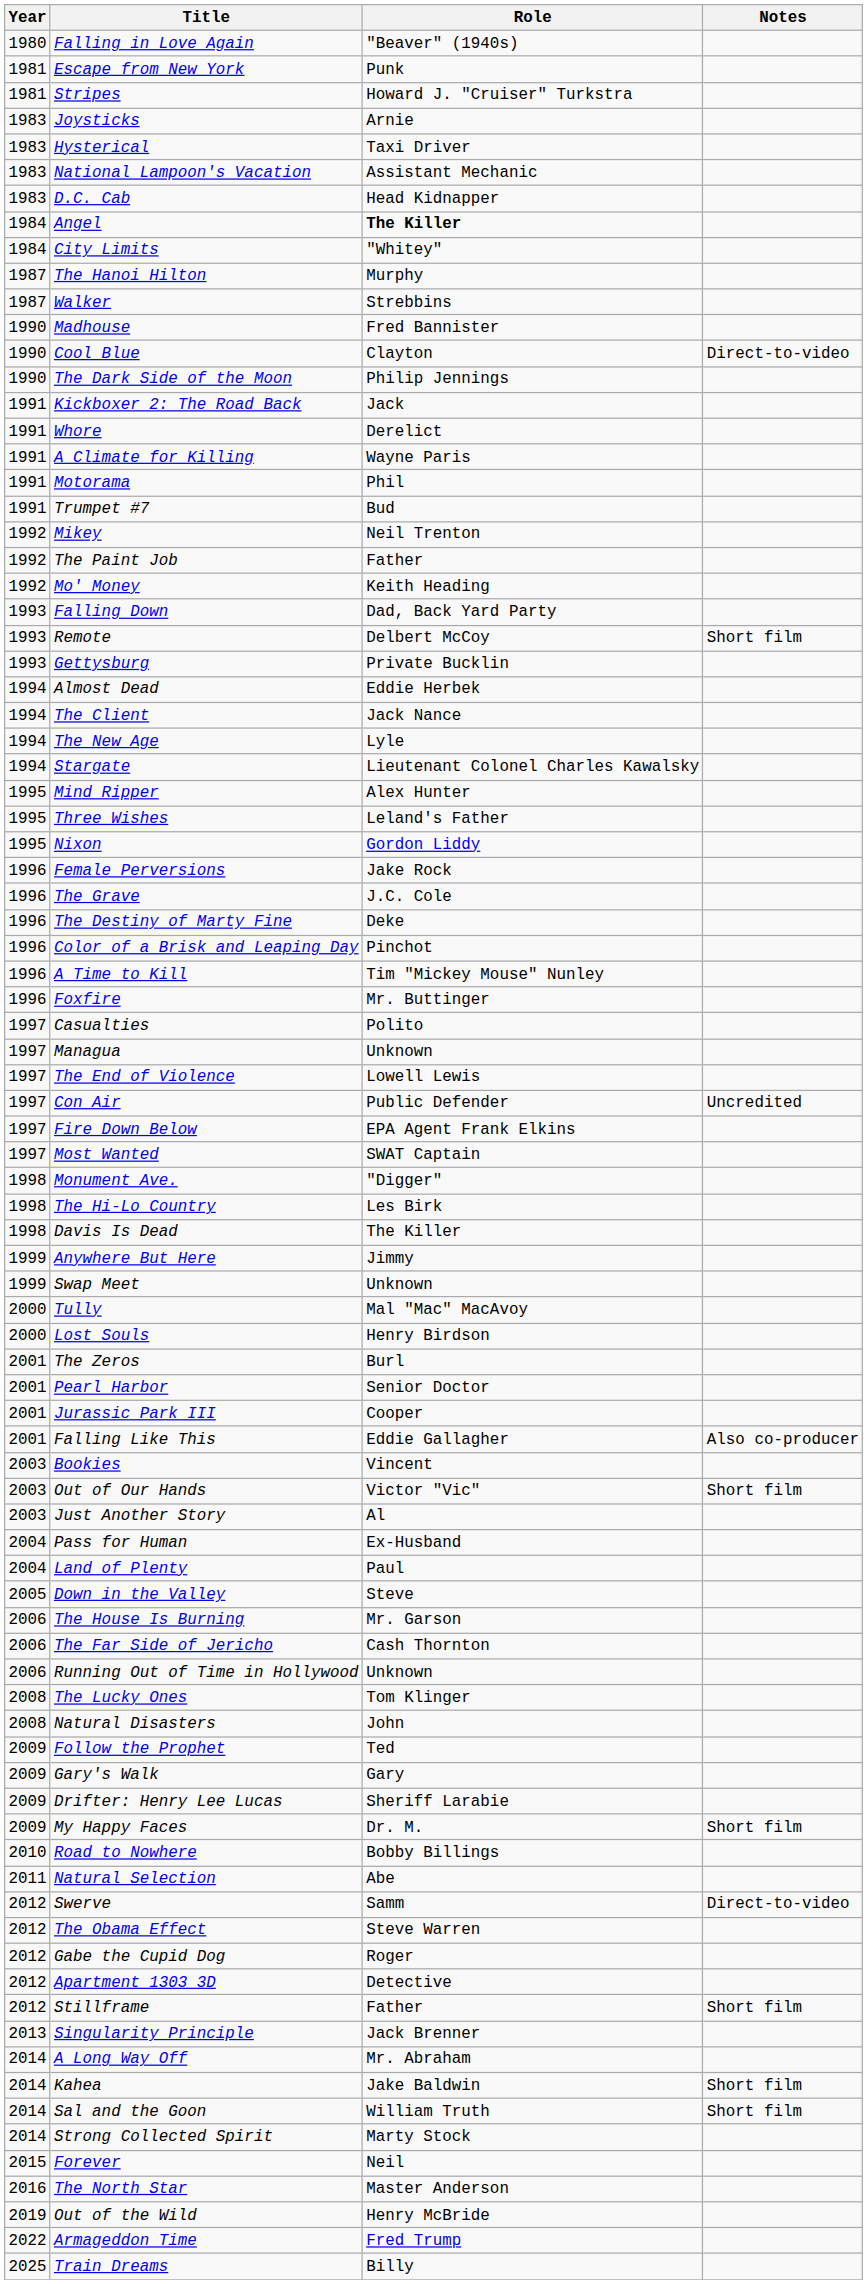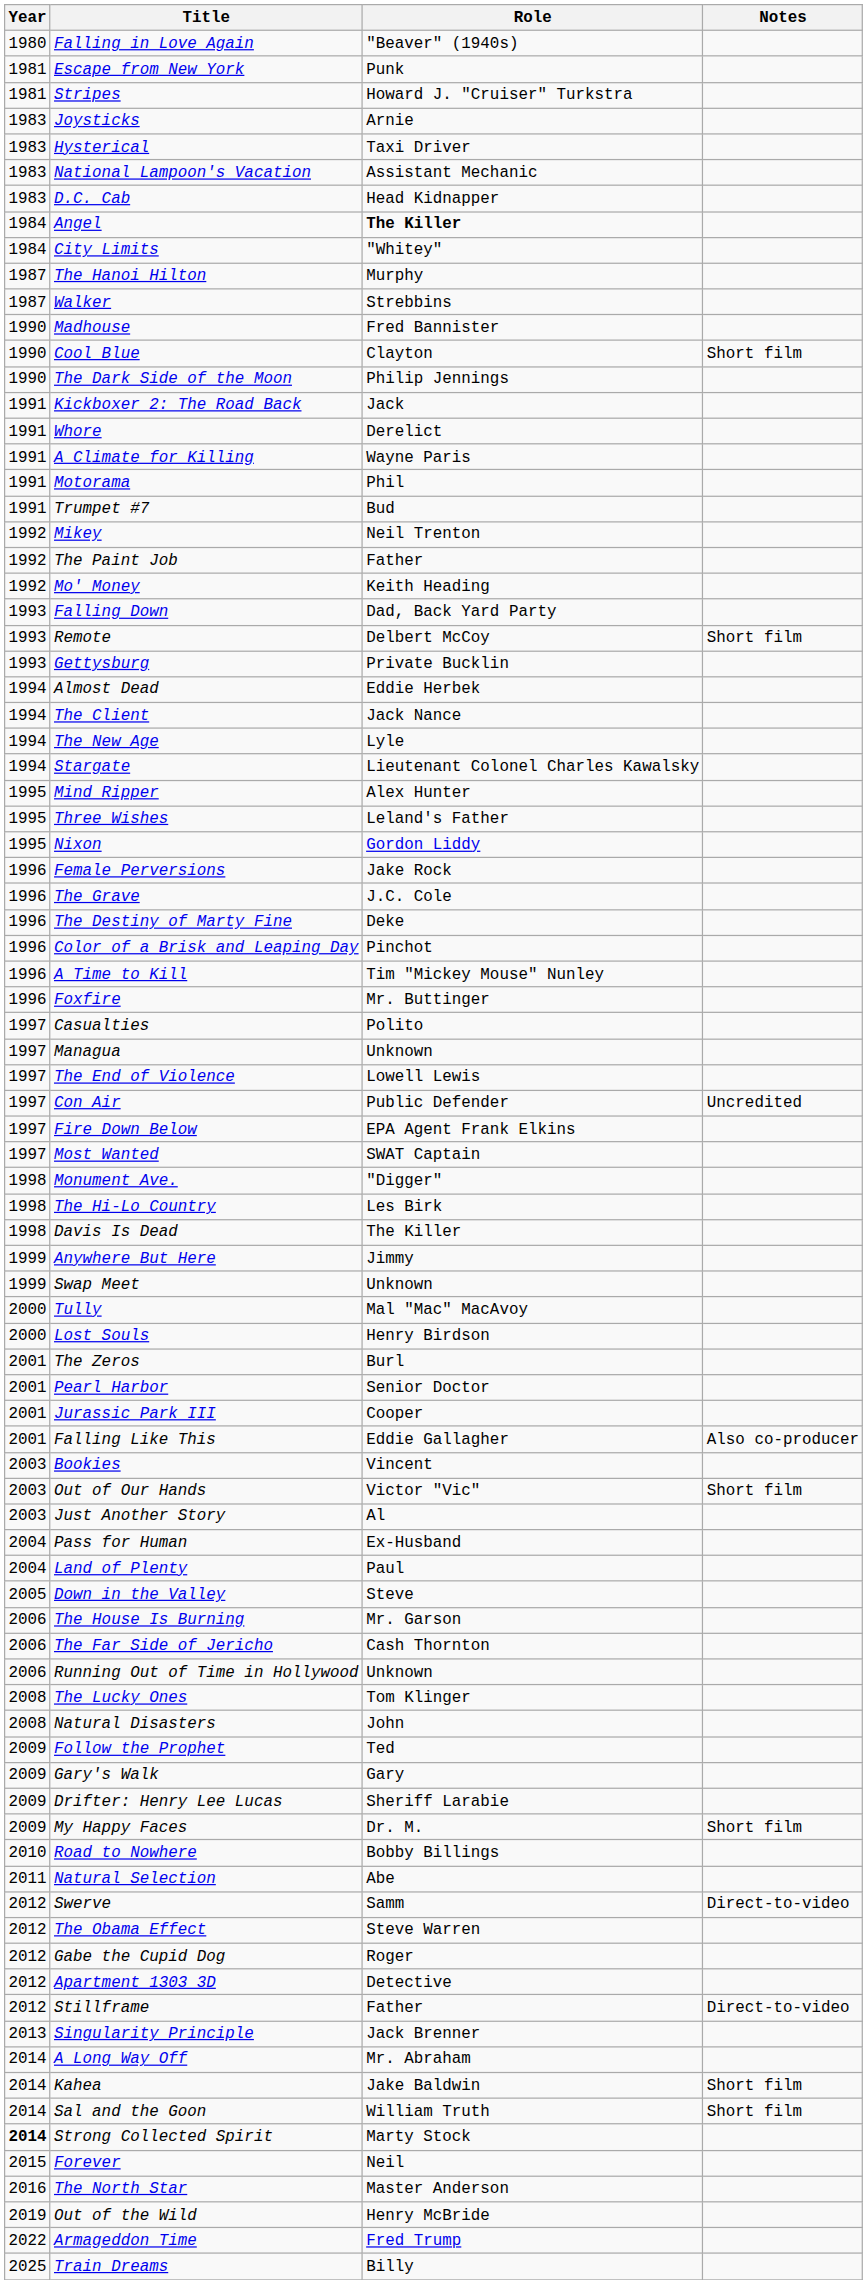(778, 354) Direct-to-video -> (754, 354) Short film
(754, 2008) Short film -> (778, 2008) Direct-to-video
(27, 2137) normal -> (27, 2137) bold
